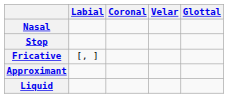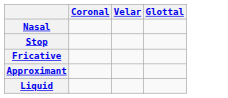- column: (88, 12)
